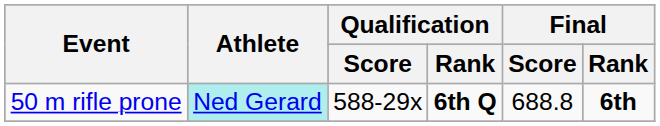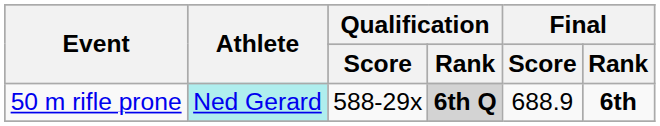(465, 103) no background -> (465, 103) lightgrey background
(542, 103) 688.8 -> (542, 103) 688.9
